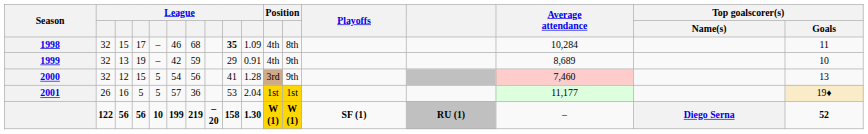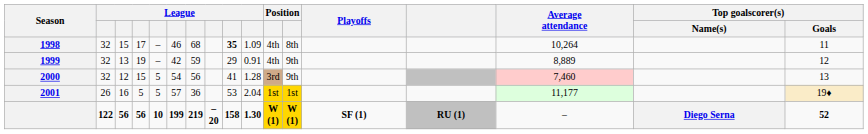(565, 45) 10,284 -> (565, 45) 10,264
(565, 61) 8,689 -> (565, 61) 8,889
(824, 61) 10 -> (824, 61) 12
